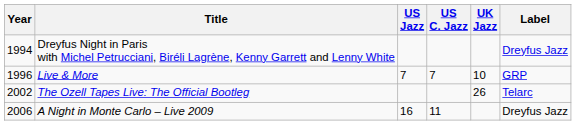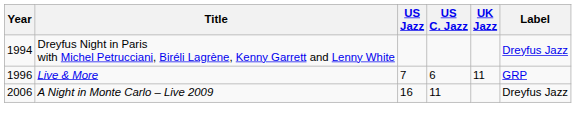(433, 75) 7 -> (433, 75) 6
(479, 75) 10 -> (479, 75) 11
- row: (143, 93)
